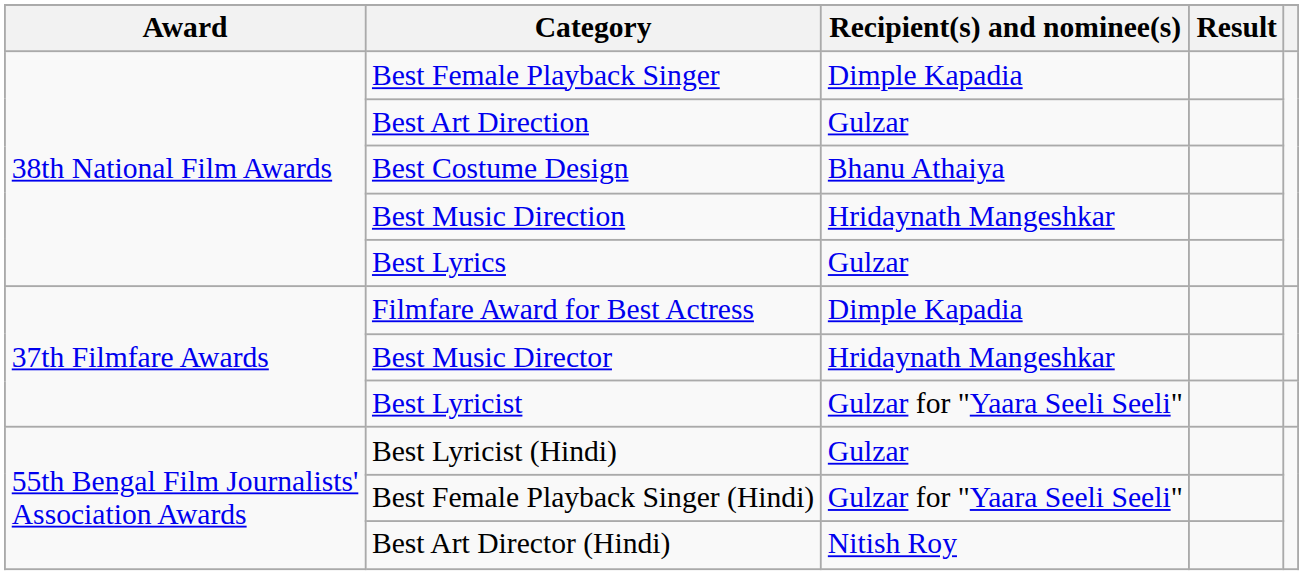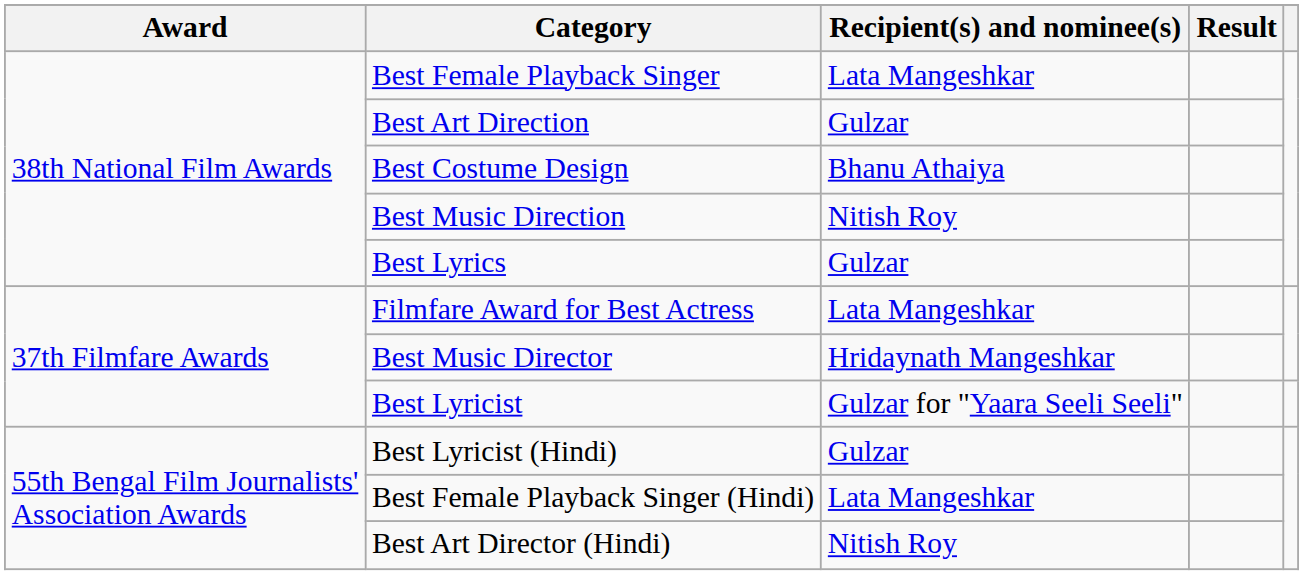(925, 74) Dimple Kapadia -> (931, 74) Lata Mangeshkar
(971, 215) Hridaynath Mangeshkar -> (892, 215) Nitish Roy
(925, 309) Dimple Kapadia -> (931, 309) Lata Mangeshkar
(1005, 497) Gulzar for "Yaara Seeli Seeli" -> (931, 497) Lata Mangeshkar
